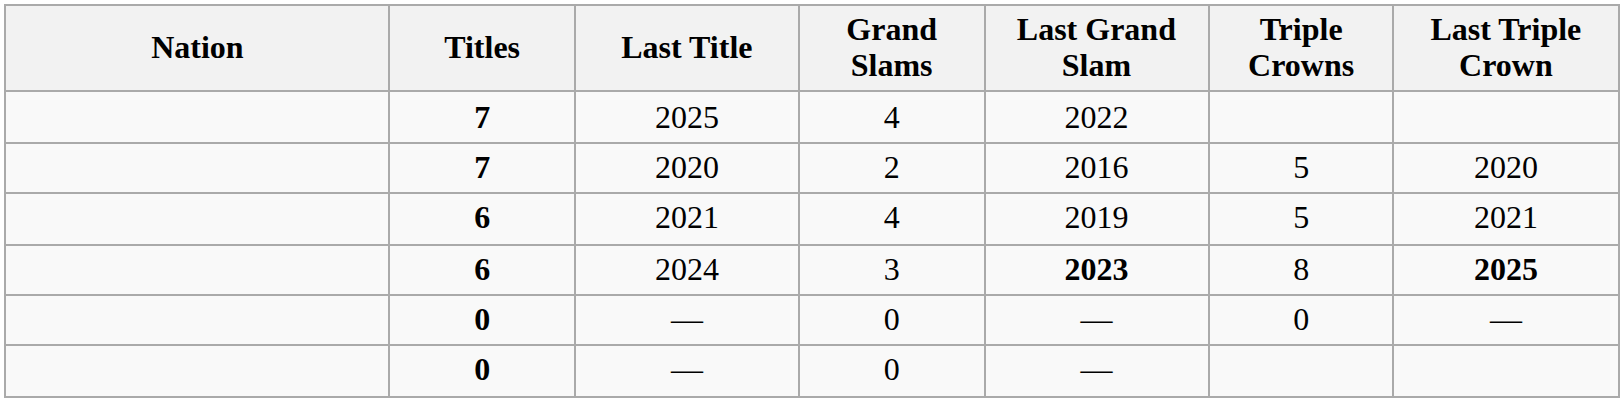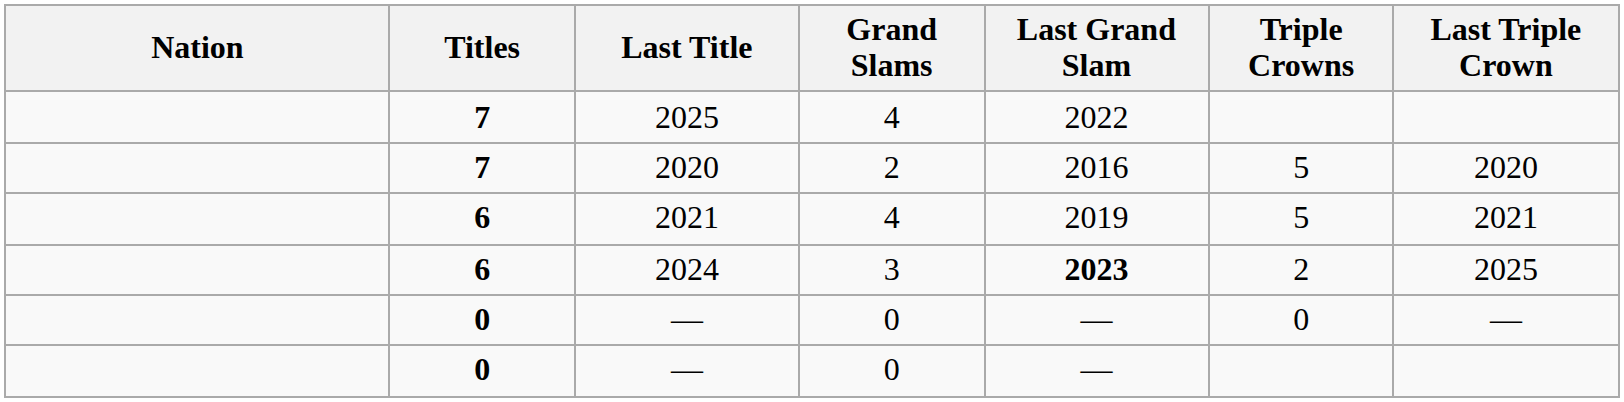(1301, 268) 8 -> (1301, 268) 2
(1506, 268) bold -> (1506, 268) normal
